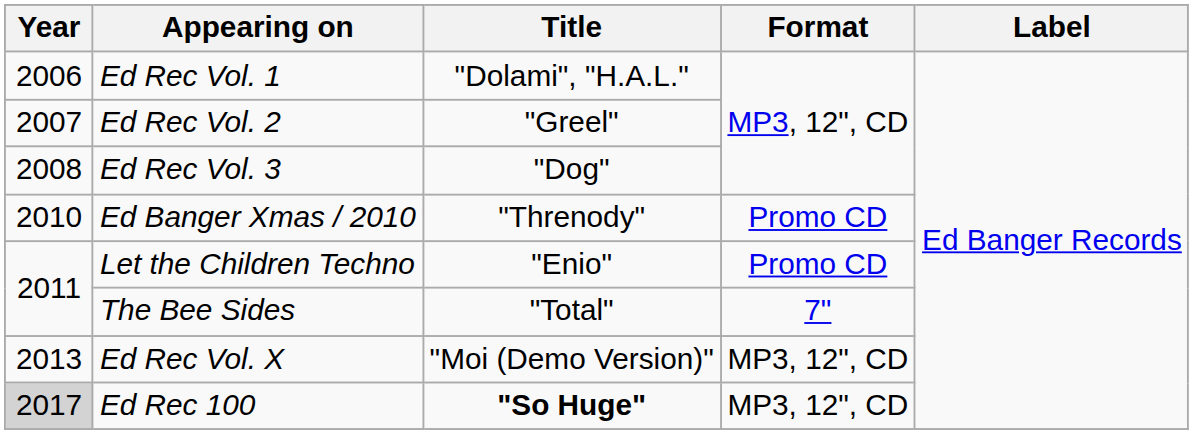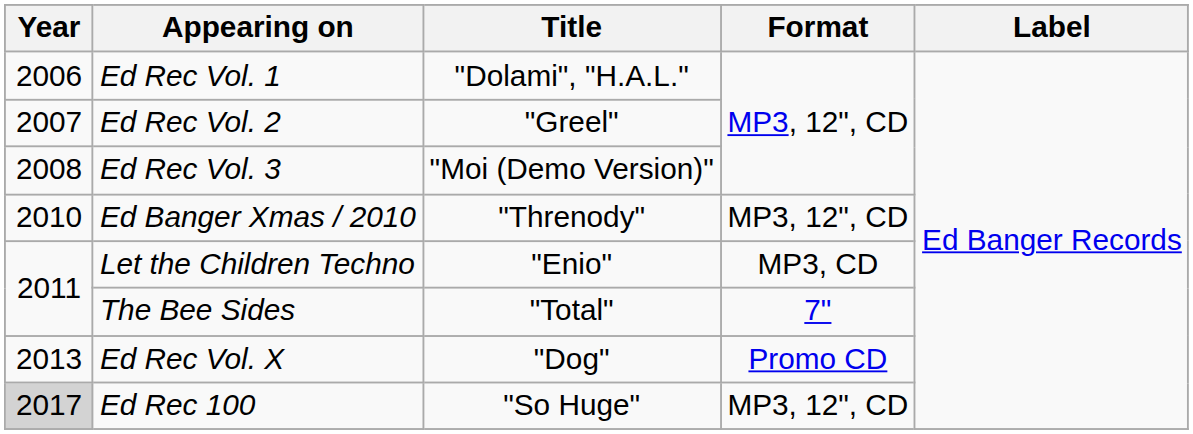(572, 169) "Dog" -> (572, 169) "Moi (Demo Version)"
(818, 216) Promo CD -> (818, 216) MP3, 12", CD
(818, 264) Promo CD -> (818, 264) MP3, CD
(572, 358) "Moi (Demo Version)" -> (572, 358) "Dog"
(818, 358) MP3, 12", CD -> (818, 358) Promo CD
(572, 405) bold -> (572, 405) normal
